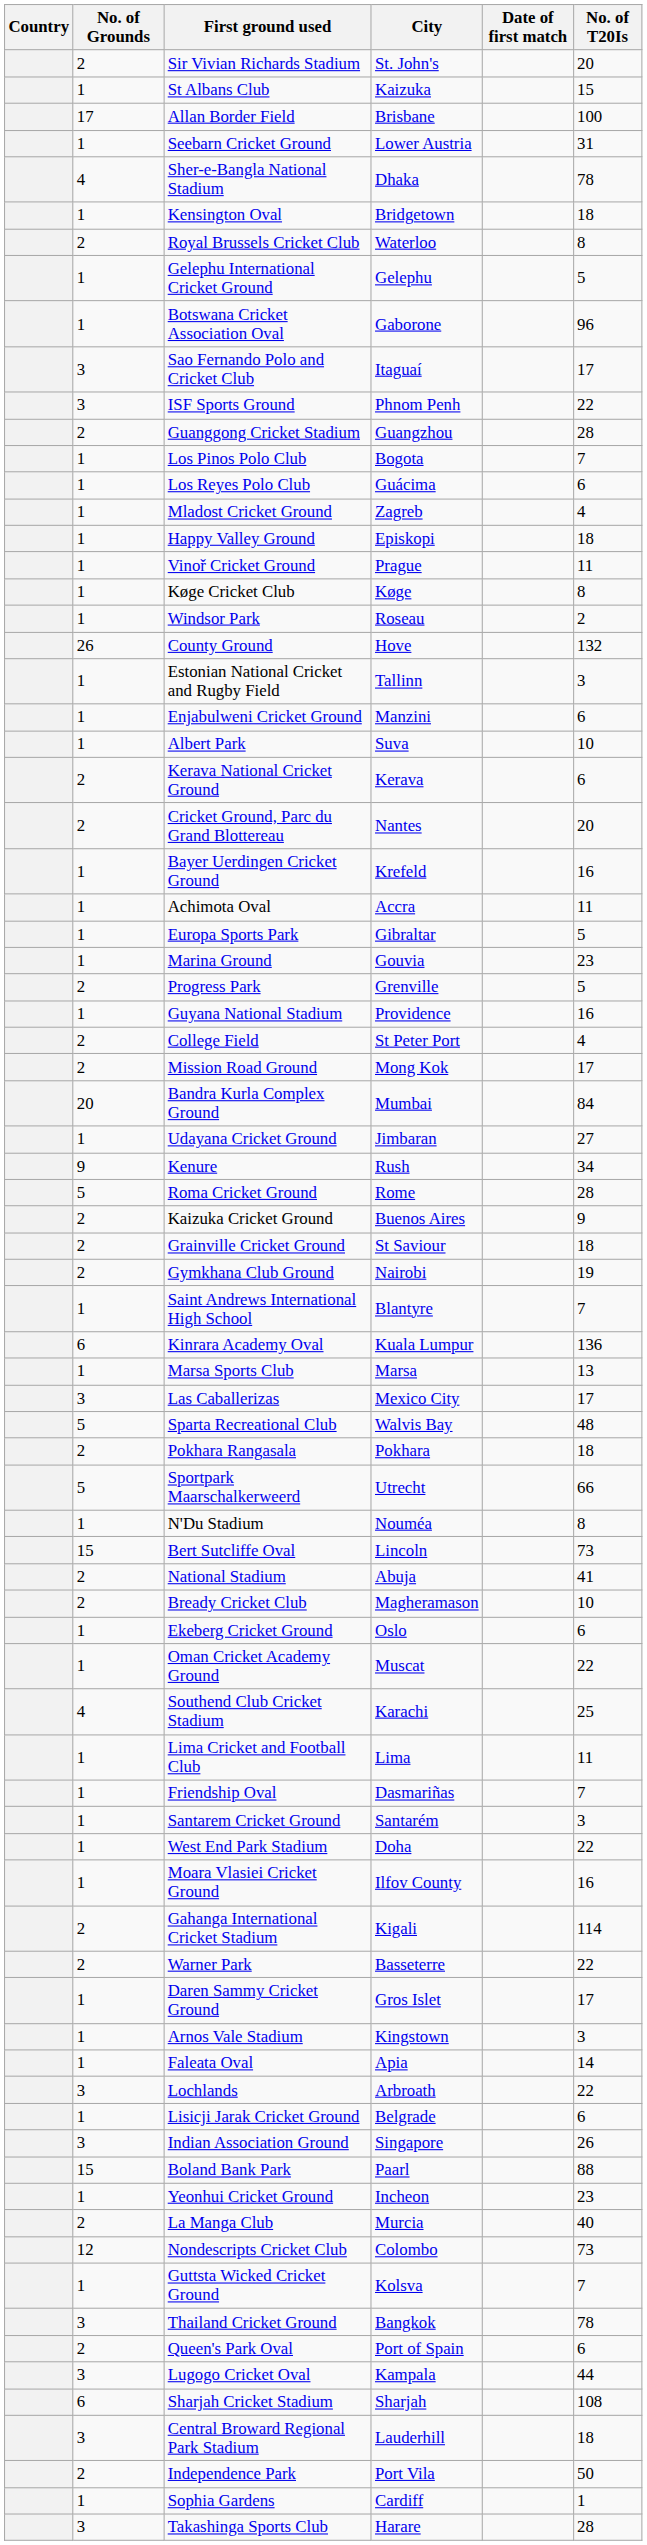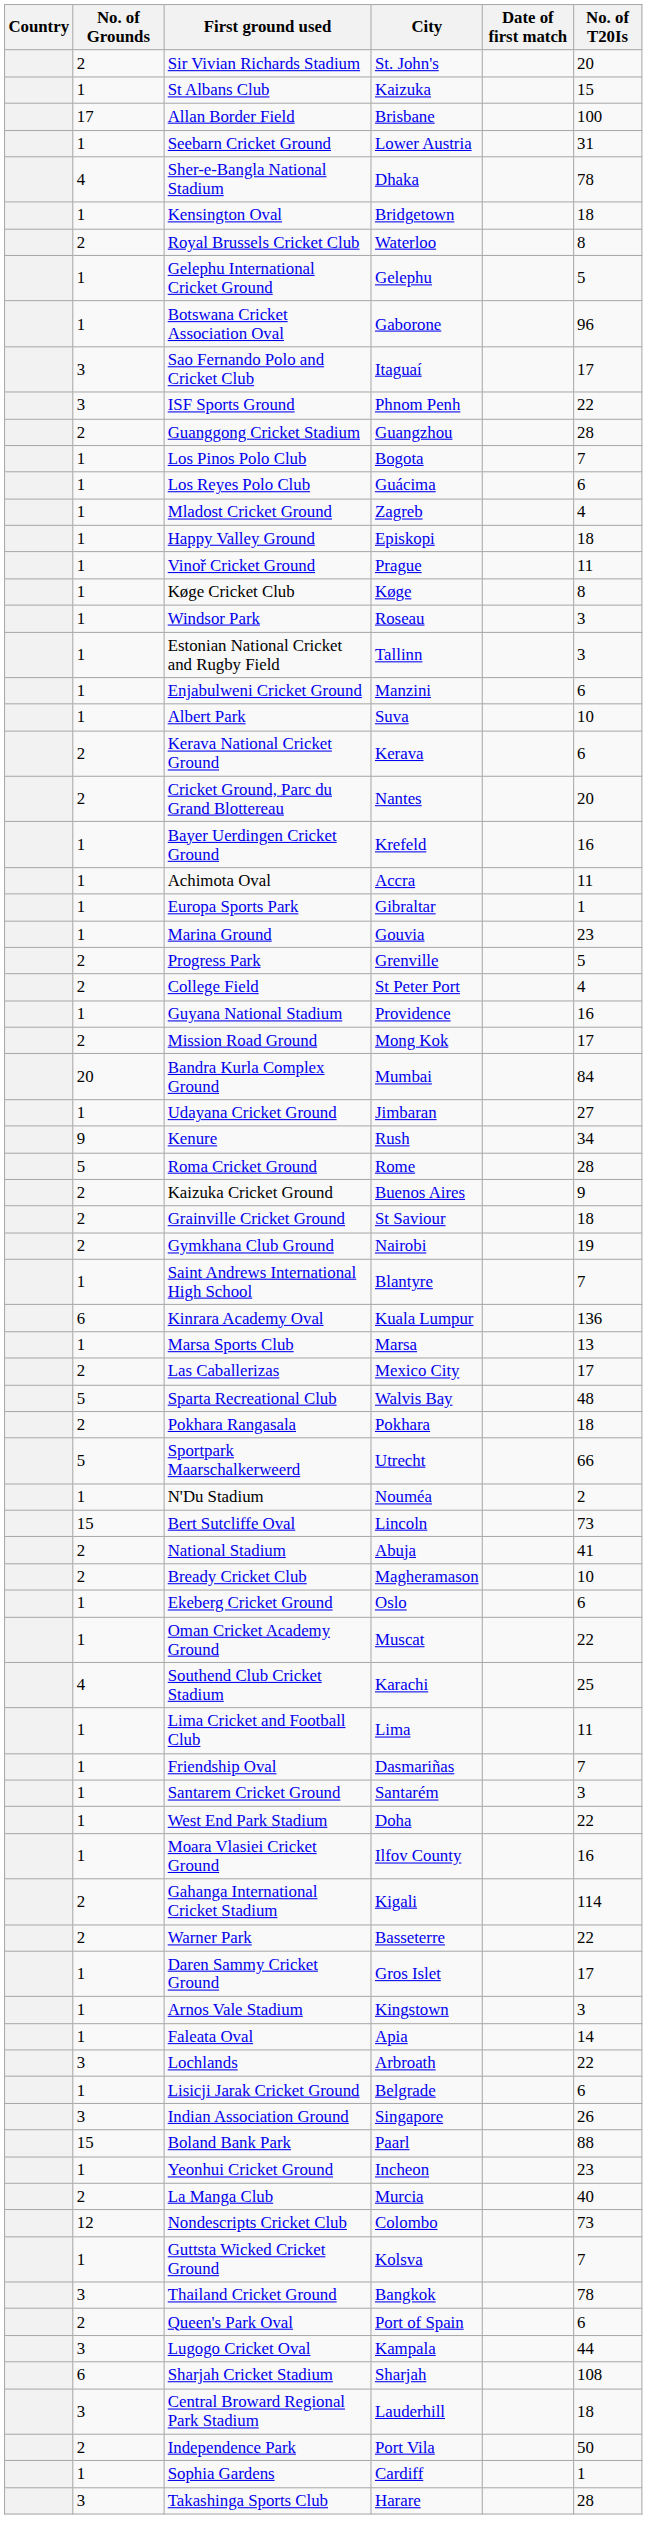(581, 618) 2 -> (581, 618) 3
- row: (220, 645)
(581, 933) 5 -> (581, 907) 1
rows swapped: (213, 1040) <-> (255, 1013)
(81, 1398) 3 -> (81, 1371) 2
(581, 1523) 8 -> (581, 1496) 2
